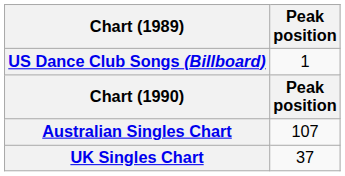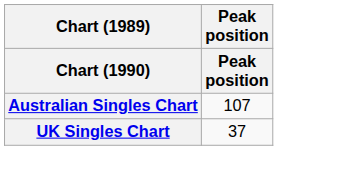- row: (137, 61)
